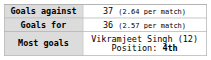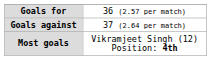rows swapped: (43, 25) <-> (43, 11)
